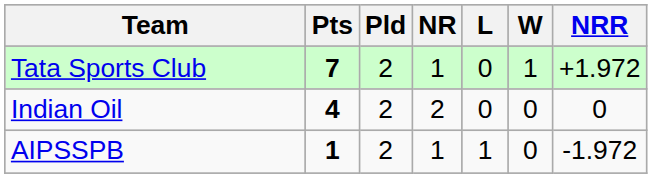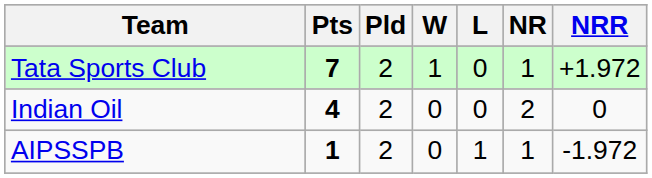columns swapped: (530, 25) <-> (437, 25)
